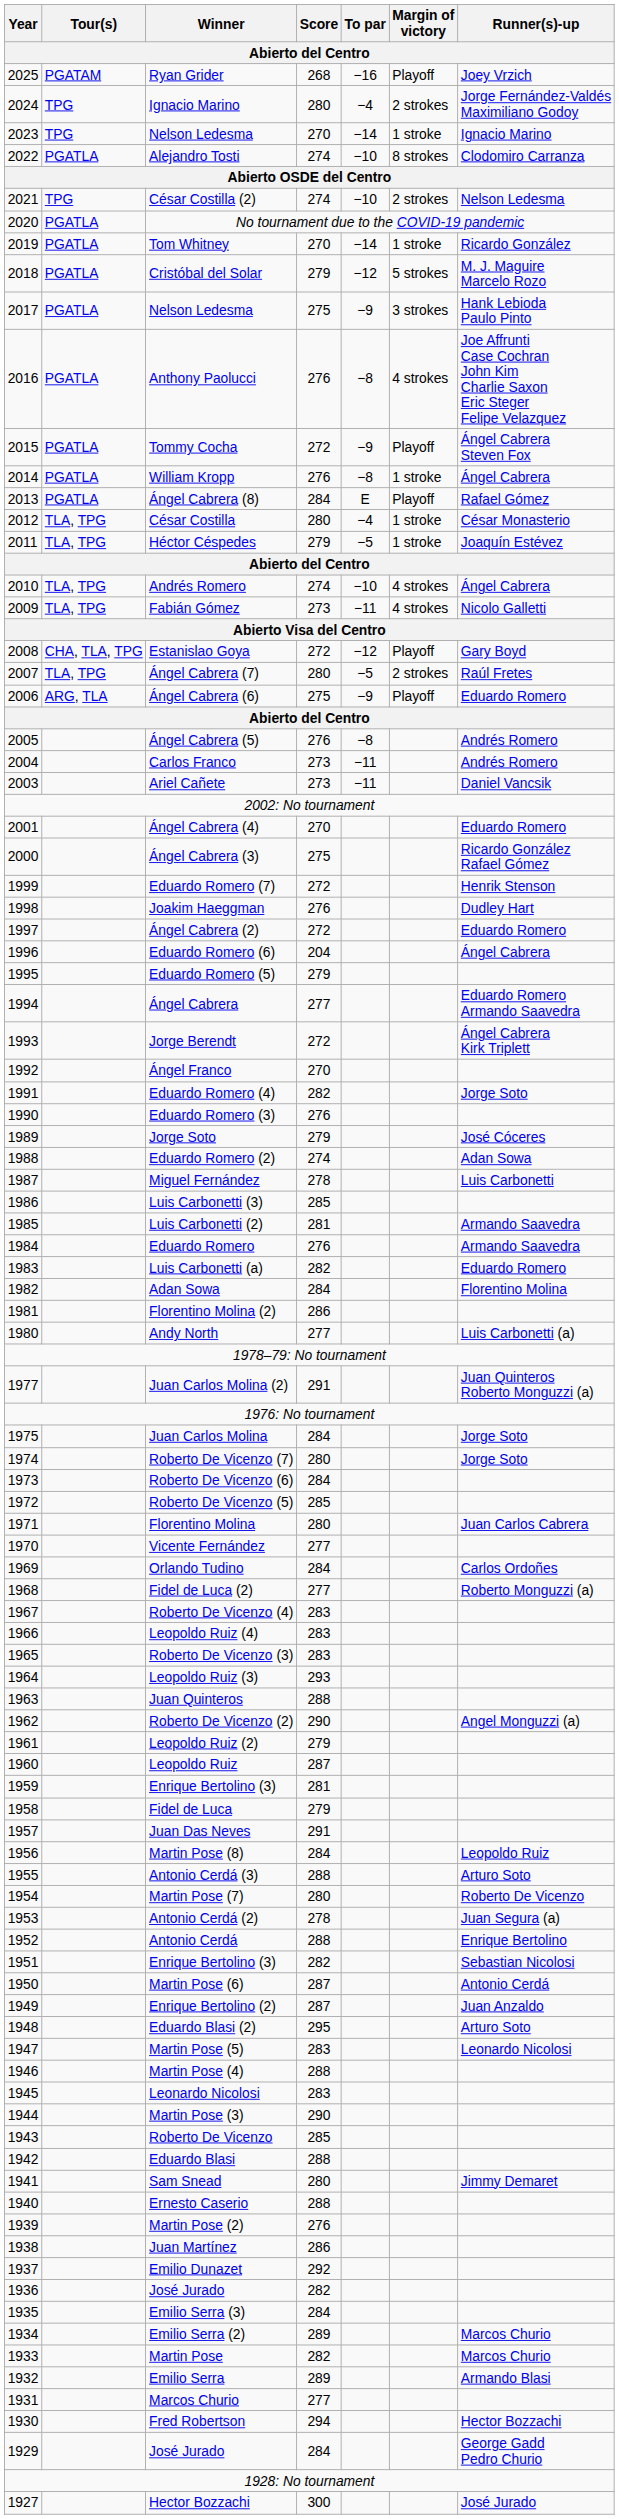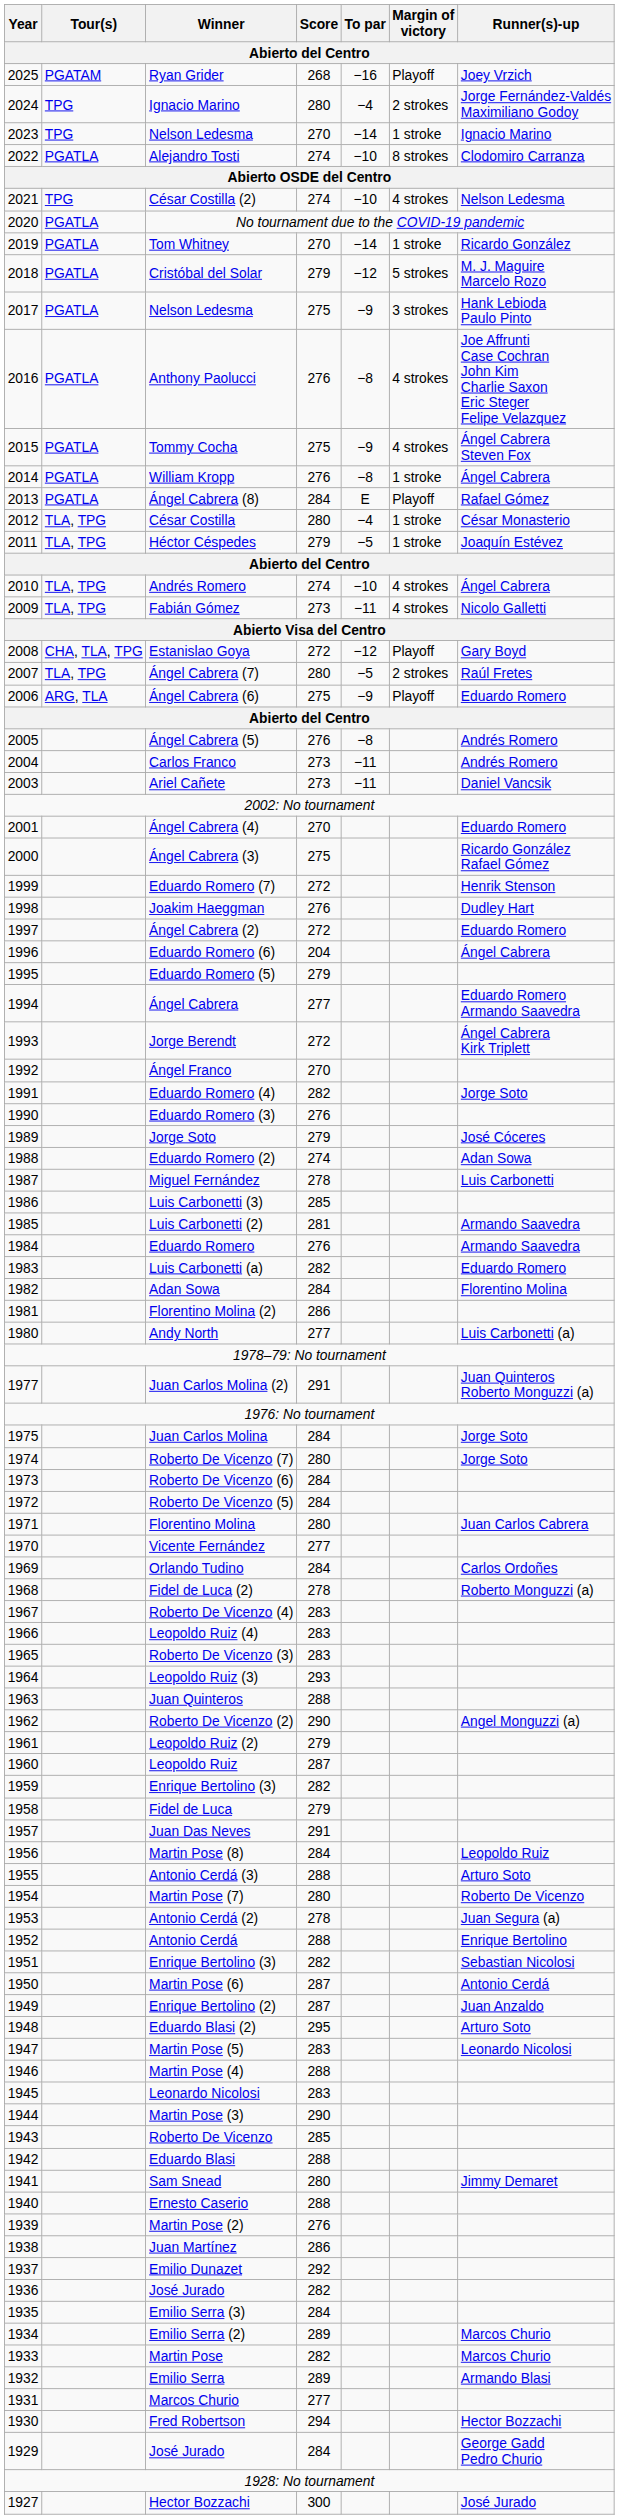(420, 200) 2 strokes -> (420, 200) 4 strokes
(319, 447) 272 -> (319, 447) 275
(413, 447) Playoff -> (420, 447) 4 strokes
(319, 1502) 285 -> (319, 1502) 284
(319, 1590) 277 -> (319, 1590) 278
(319, 1787) 281 -> (319, 1787) 282
